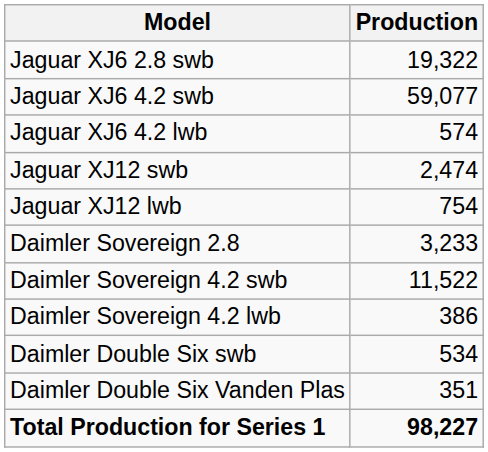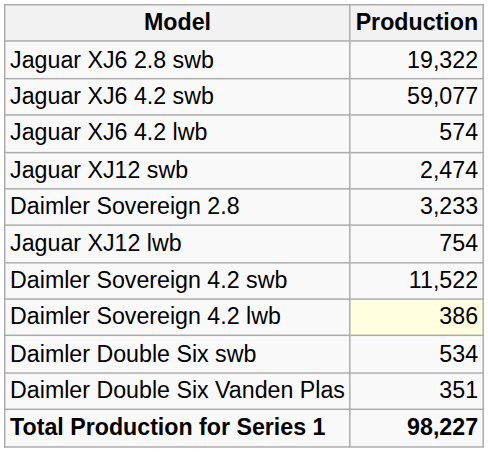rows swapped: (96, 206) <-> (125, 243)
(459, 317) no background -> (459, 317) lightyellow background
